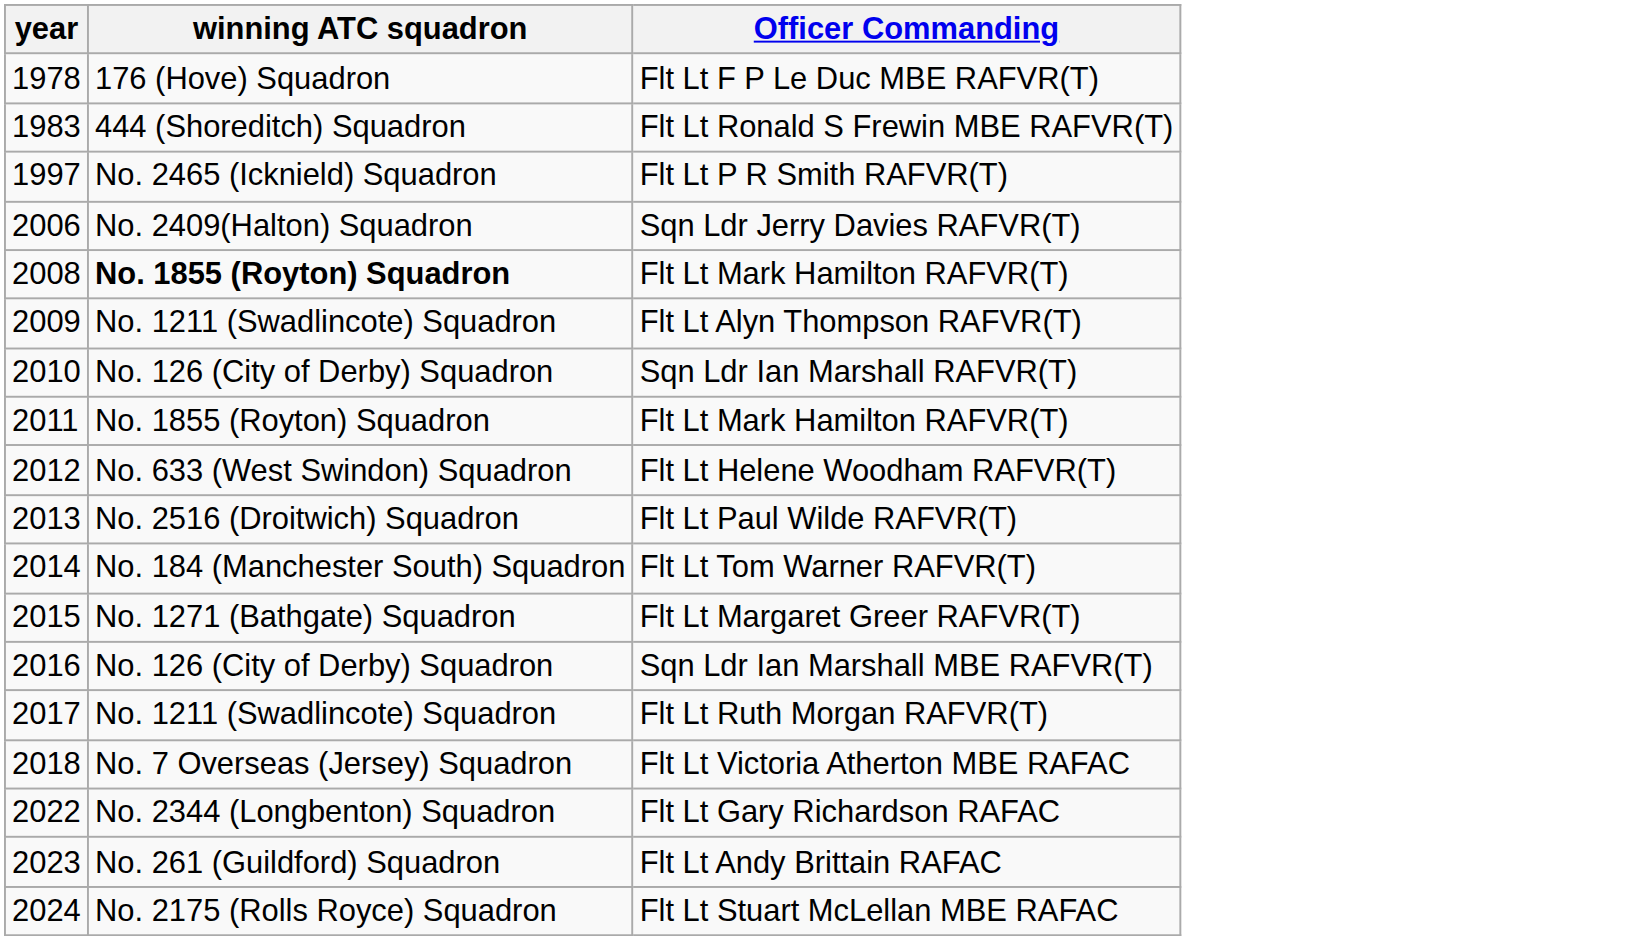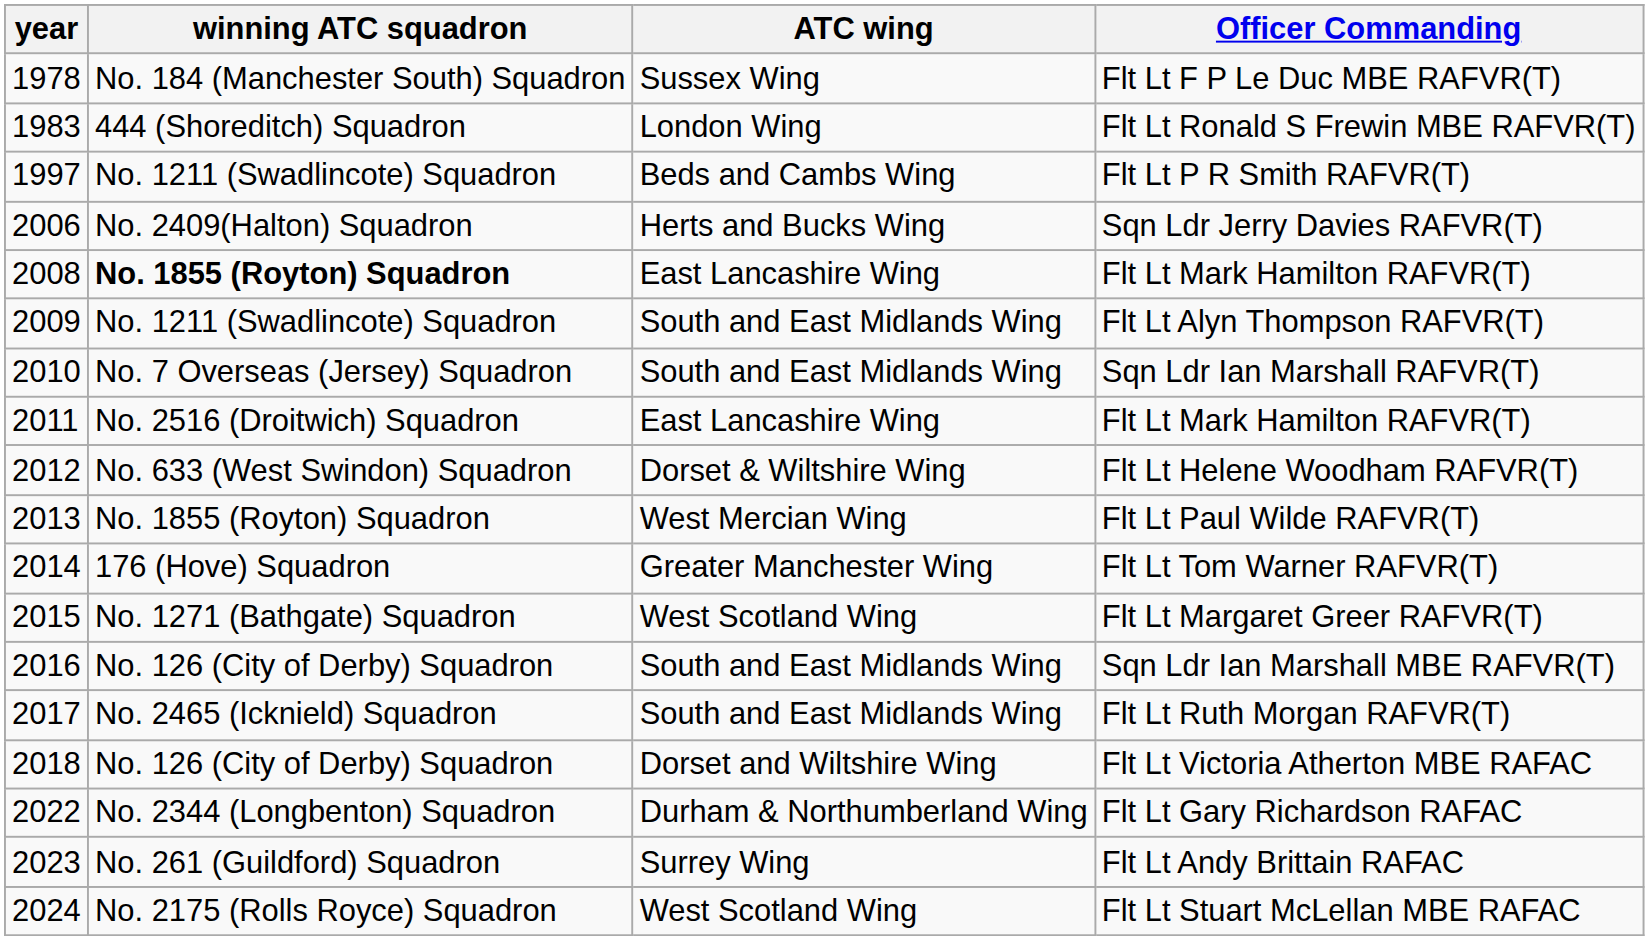+ column: (864, 28)
(243, 77) 176 (Hove) Squadron -> (360, 77) No. 184 (Manchester South) Squadron
(296, 175) No. 2465 (Icknield) Squadron -> (326, 175) No. 1211 (Swadlincote) Squadron
(324, 371) No. 126 (City of Derby) Squadron -> (334, 371) No. 7 Overseas (Jersey) Squadron
(292, 420) No. 1855 (Royton) Squadron -> (307, 420) No. 2516 (Droitwich) Squadron
(307, 518) No. 2516 (Droitwich) Squadron -> (292, 518) No. 1855 (Royton) Squadron
(360, 567) No. 184 (Manchester South) Squadron -> (243, 567) 176 (Hove) Squadron
(326, 714) No. 1211 (Swadlincote) Squadron -> (296, 714) No. 2465 (Icknield) Squadron
(334, 763) No. 7 Overseas (Jersey) Squadron -> (324, 763) No. 126 (City of Derby) Squadron
